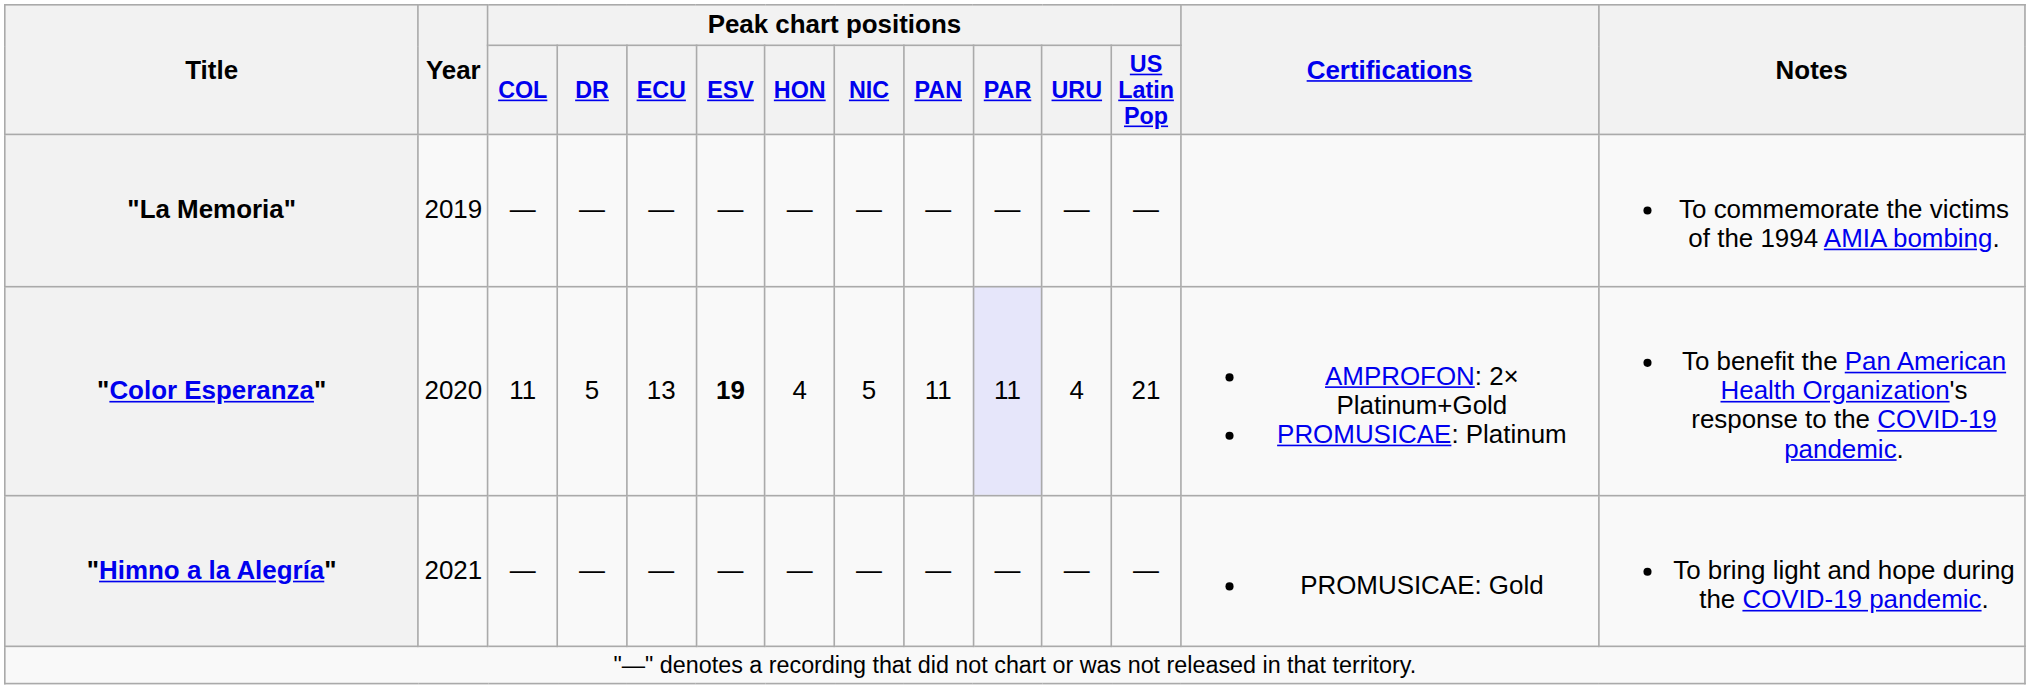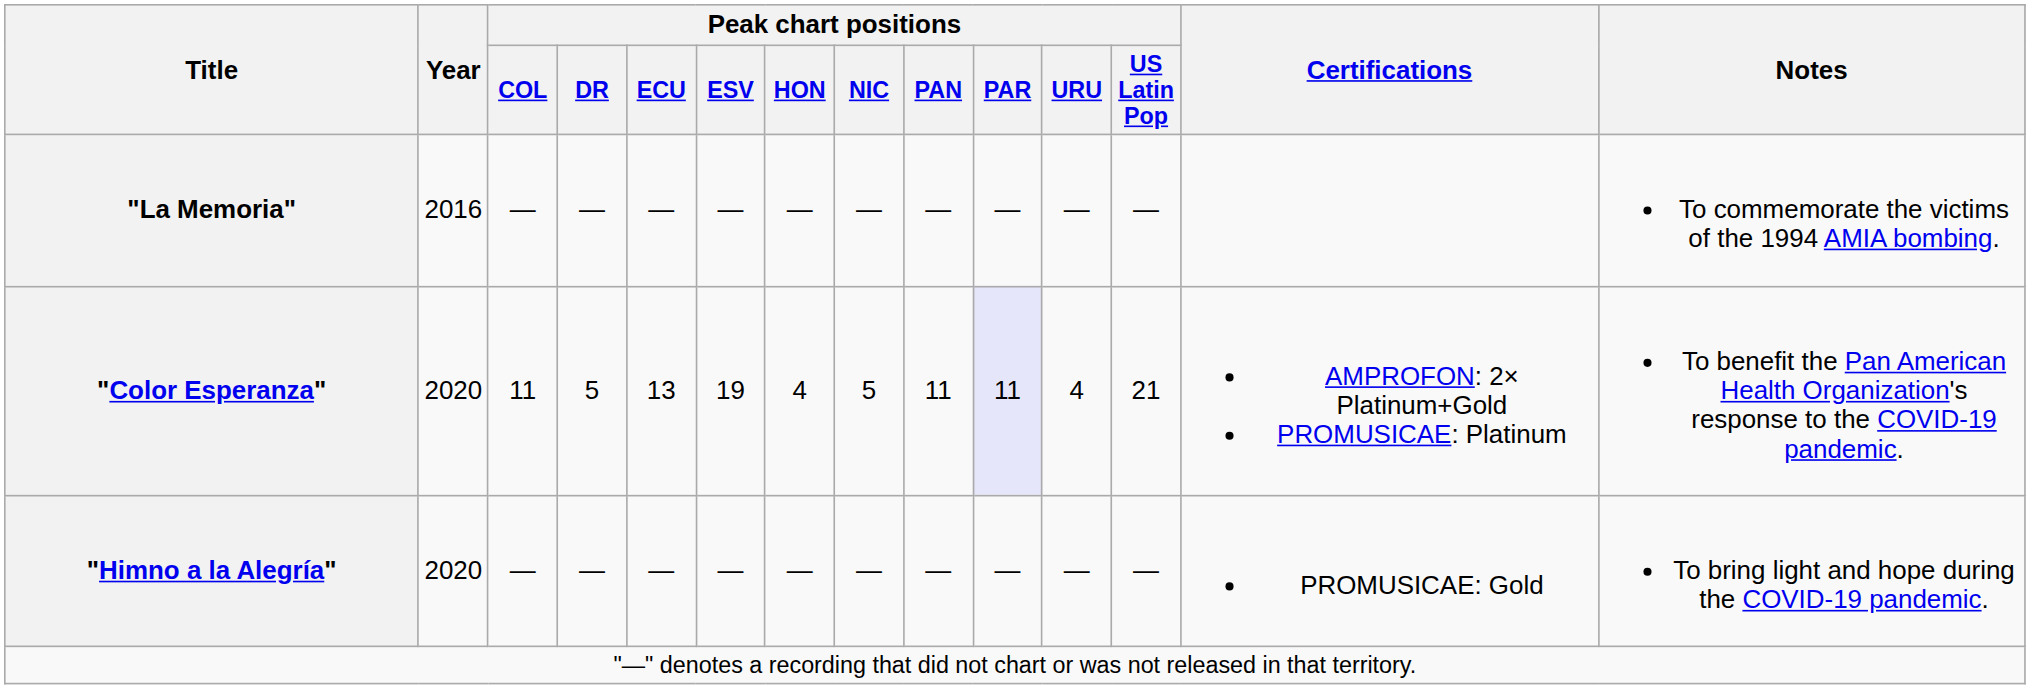(453, 209) 2019 -> (453, 209) 2016
(731, 390) bold -> (731, 390) normal
(453, 570) 2021 -> (453, 570) 2020
